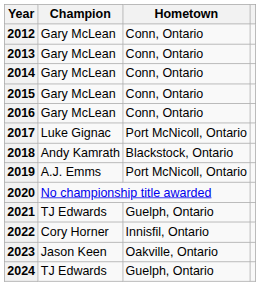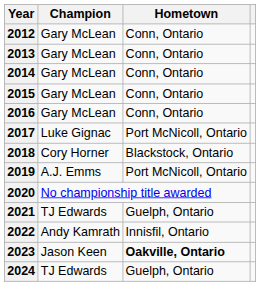(80, 152) Andy Kamrath -> (75, 152) Cory Horner
(75, 232) Cory Horner -> (80, 232) Andy Kamrath
(172, 251) normal -> (175, 251) bold
